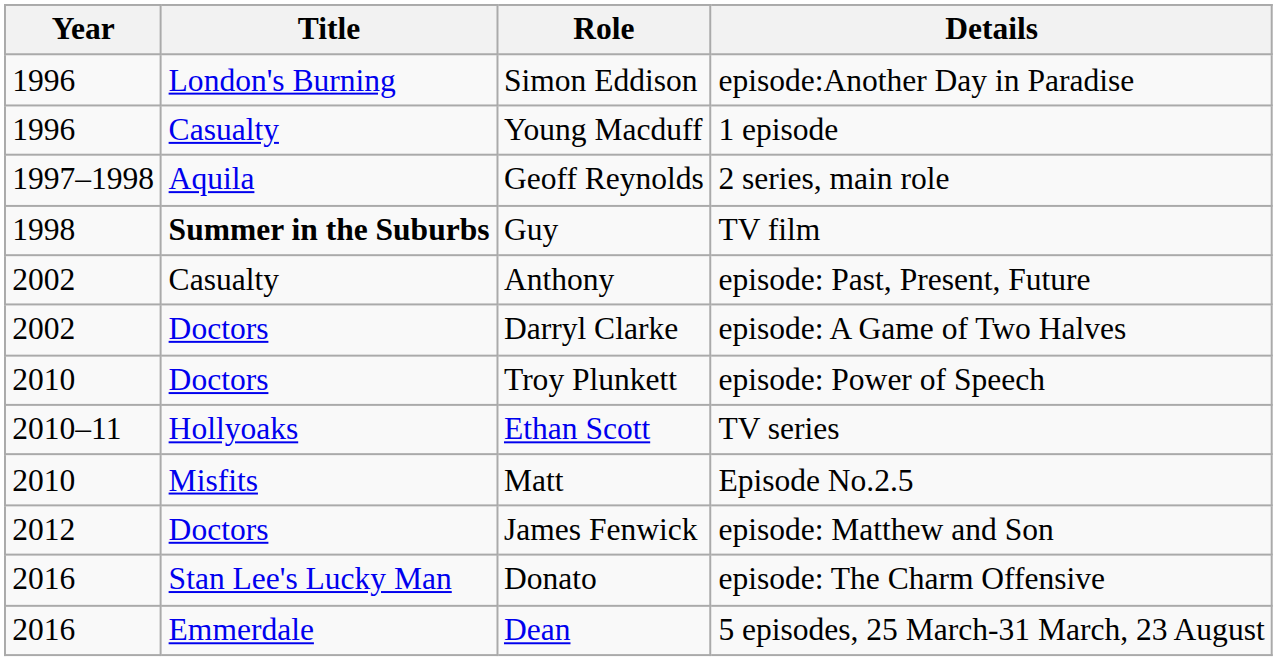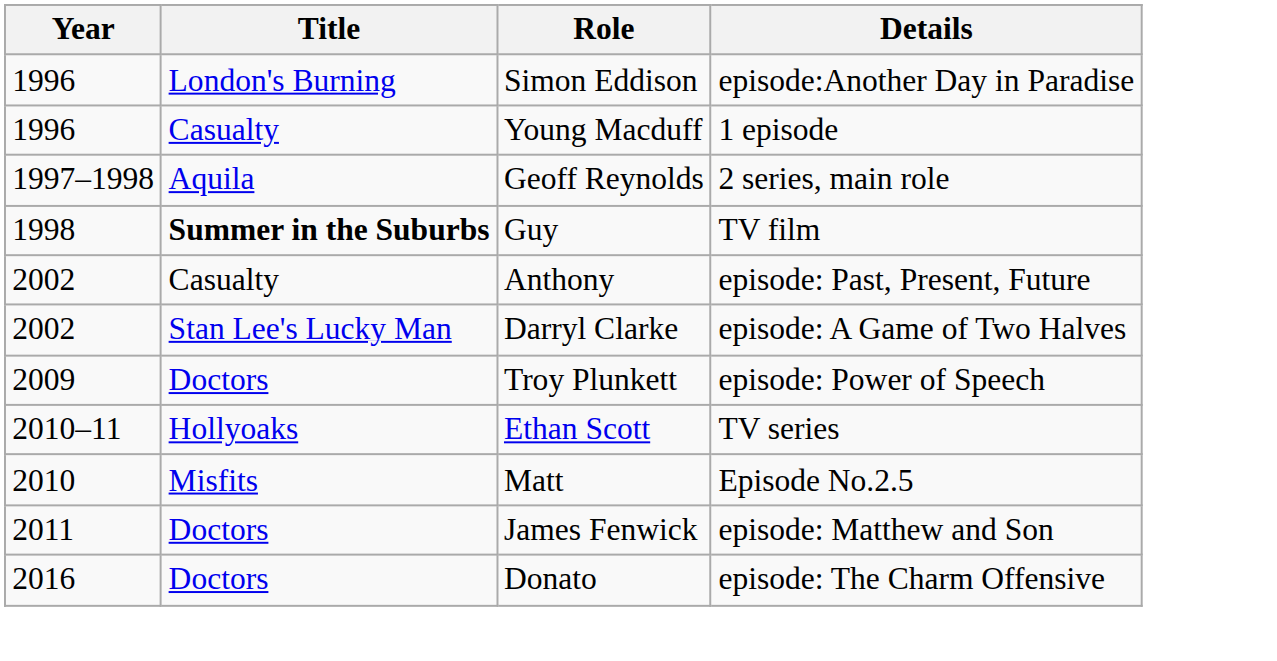(219, 329) Doctors -> (310, 329) Stan Lee's Lucky Man
(44, 379) 2010 -> (44, 379) 2009
(44, 529) 2012 -> (43, 529) 2011
(310, 579) Stan Lee's Lucky Man -> (219, 579) Doctors
- row: (537, 629)
